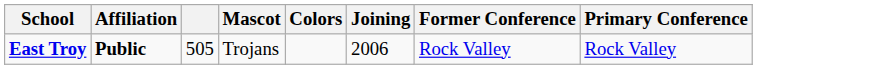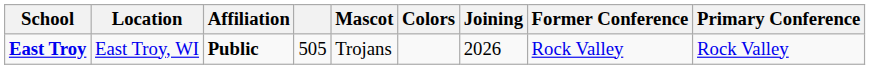+ column: (147, 19)
(370, 49) 2006 -> (482, 49) 2026
